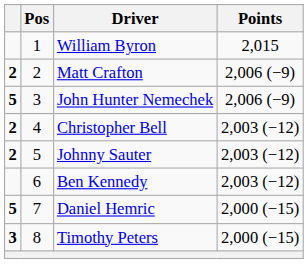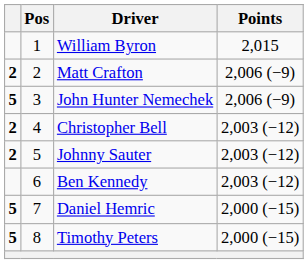(13, 236) 3 -> (13, 236) 5
